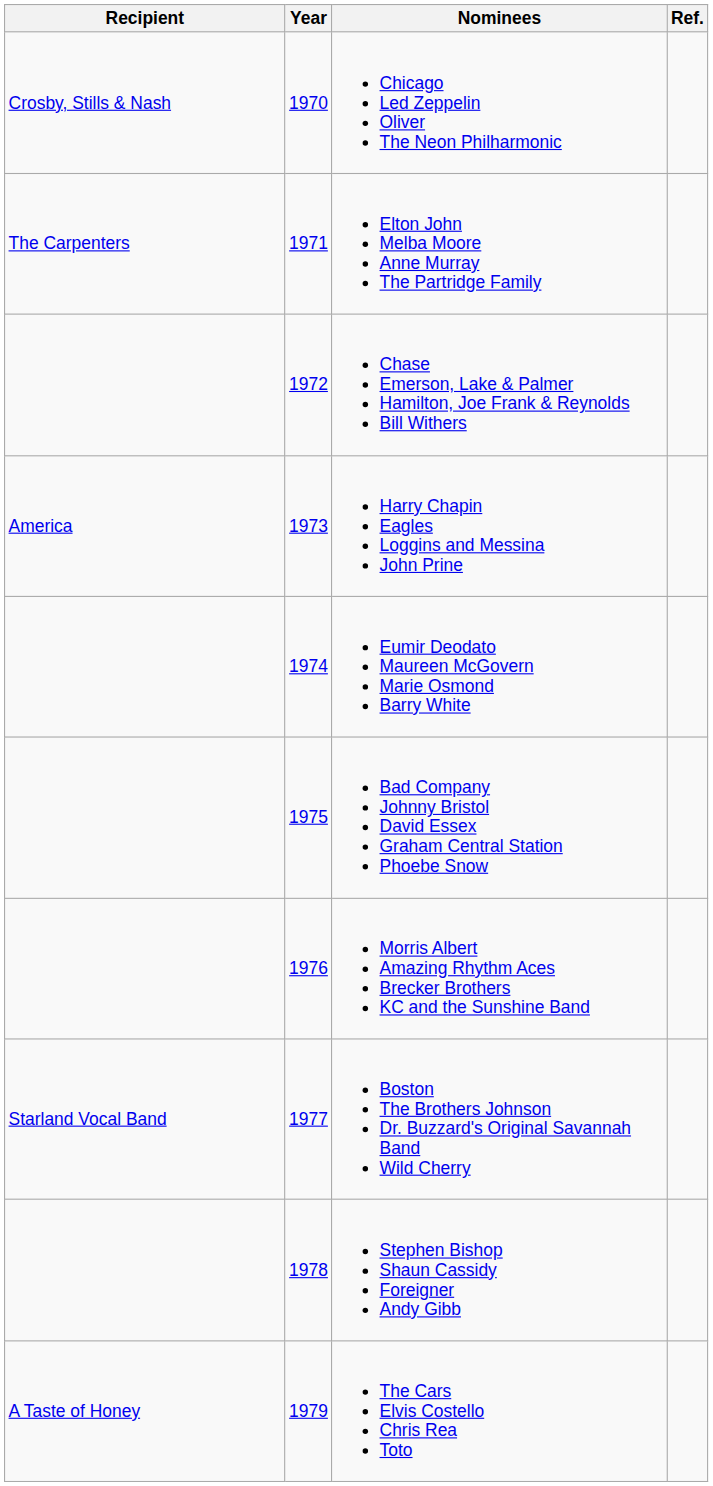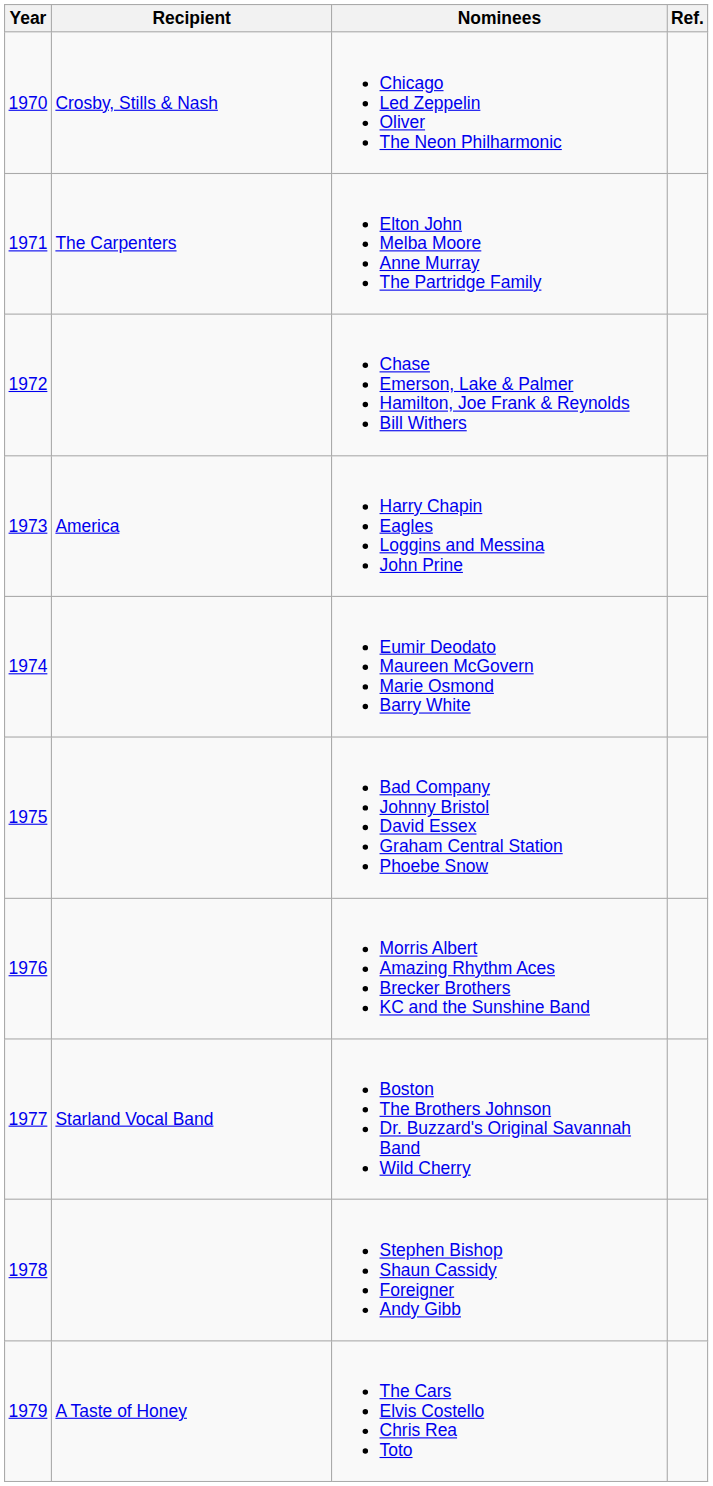columns swapped: (309, 18) <-> (145, 18)
